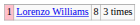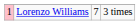(96, 12) 8 -> (96, 12) 7
